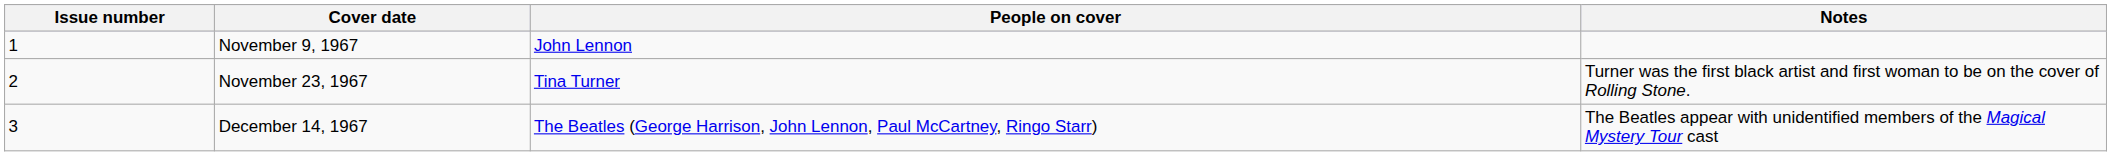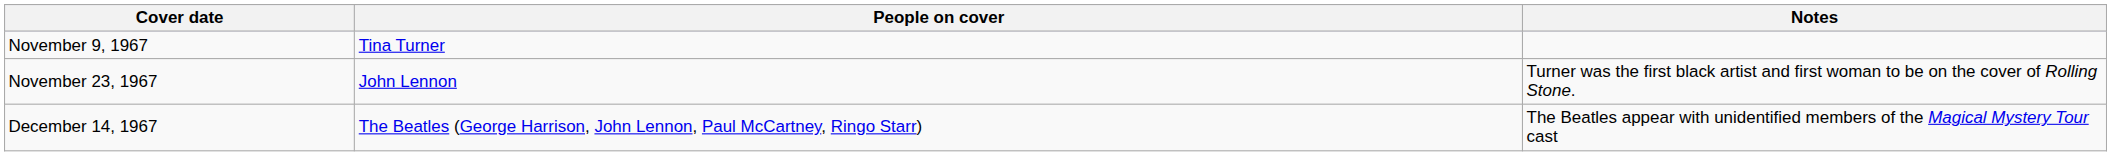- column: (110, 17)
(583, 44) John Lennon -> (402, 44) Tina Turner
(577, 81) Tina Turner -> (408, 81) John Lennon
